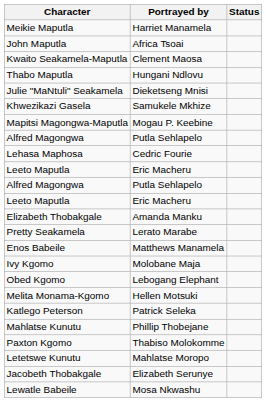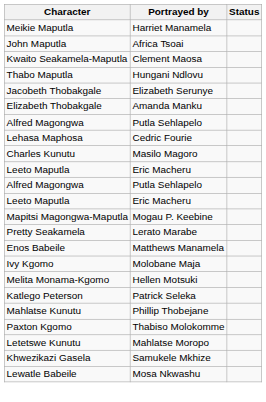- row: (65, 91)
rows swapped: (54, 374) <-> (48, 106)
rows swapped: (67, 122) <-> (54, 216)
+ row: (41, 153)
- row: (36, 279)
